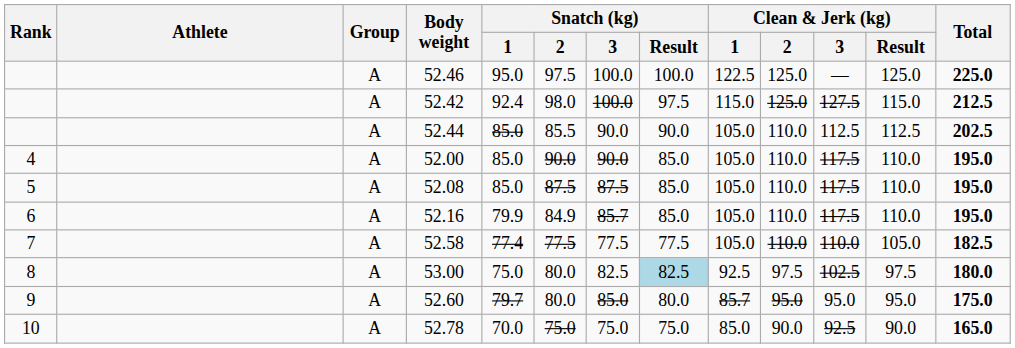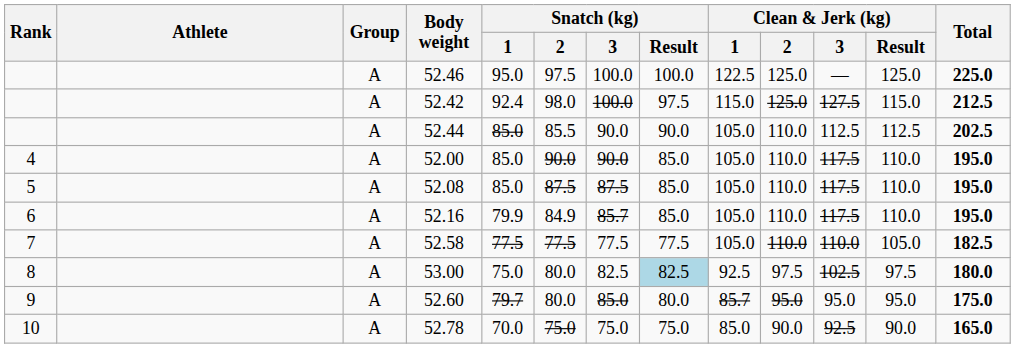(508, 243) 77.4 -> (508, 243) 77.5
